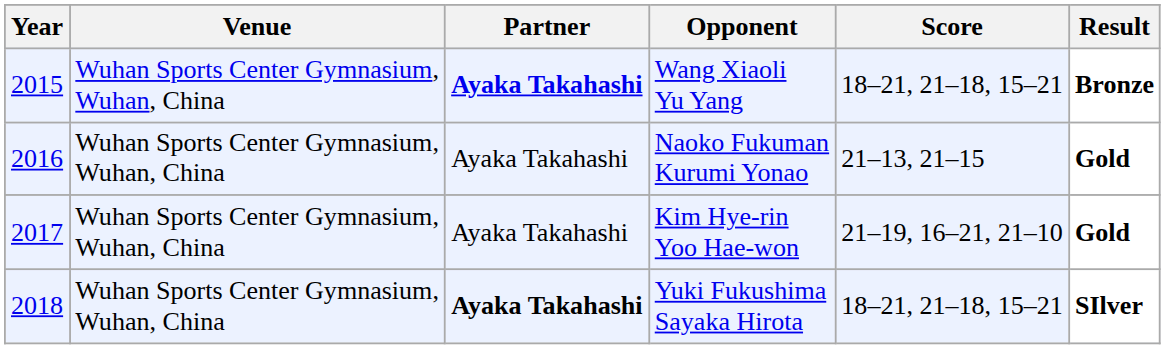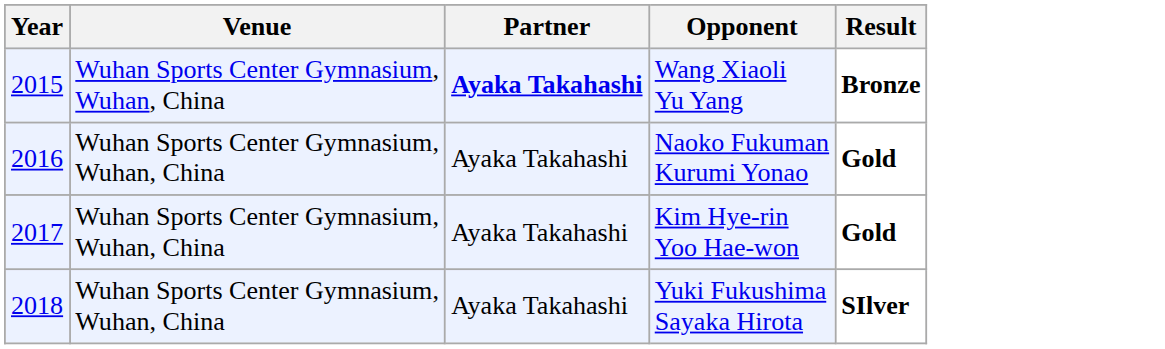- column: (952, 26)
(547, 306) bold -> (540, 306) normal
